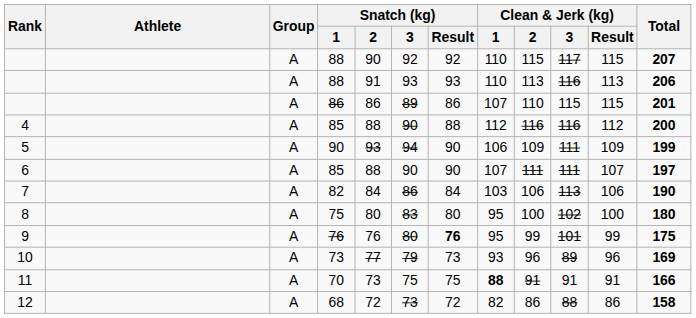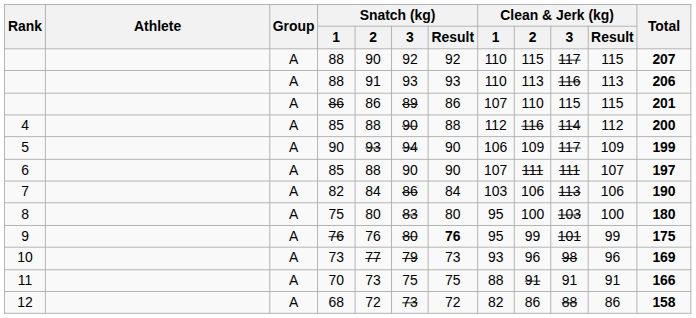(569, 125) 116 -> (569, 125) 114
(569, 147) 111 -> (569, 147) 117
(569, 214) 102 -> (569, 214) 103
(569, 258) 89 -> (569, 258) 98
(496, 280) bold -> (496, 280) normal
